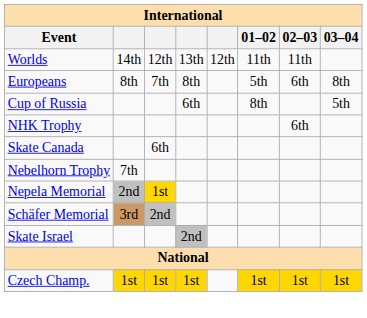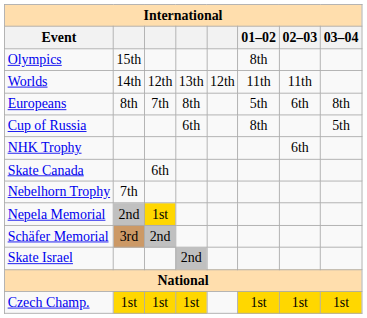+ row: (35, 59)
